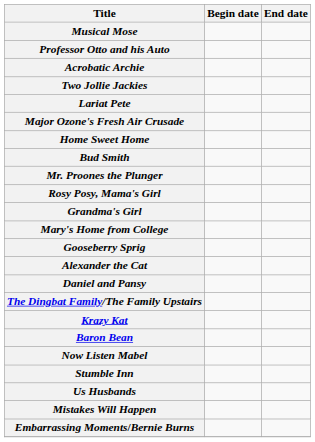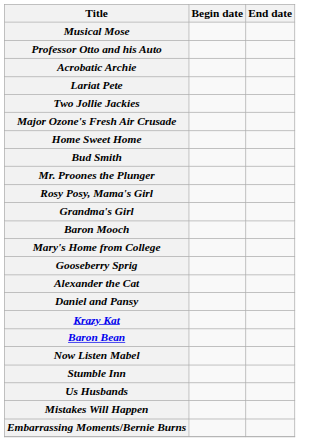rows swapped: (104, 85) <-> (104, 103)
+ row: (97, 229)
- row: (104, 301)
